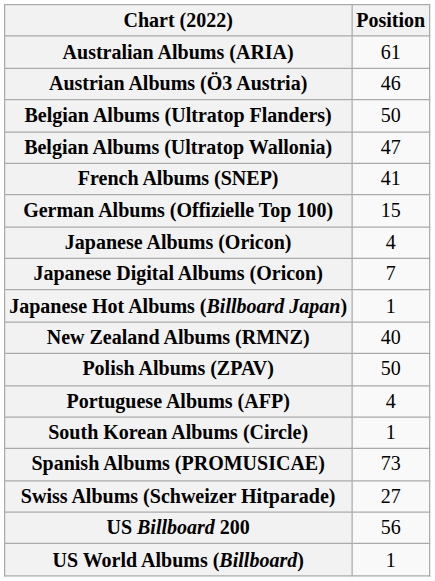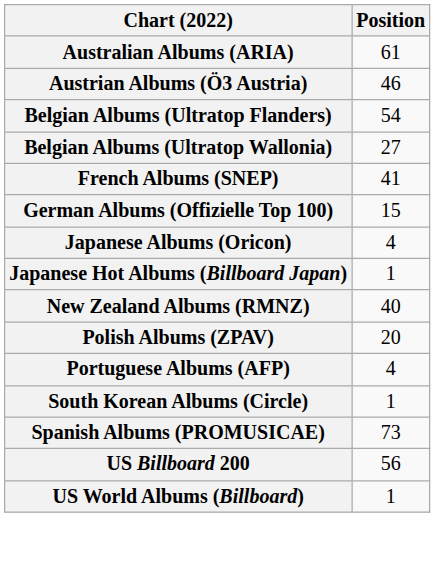(391, 115) 50 -> (391, 115) 54
(391, 147) 47 -> (391, 147) 27
- row: (178, 274)
(391, 369) 50 -> (391, 337) 20
- row: (178, 496)
